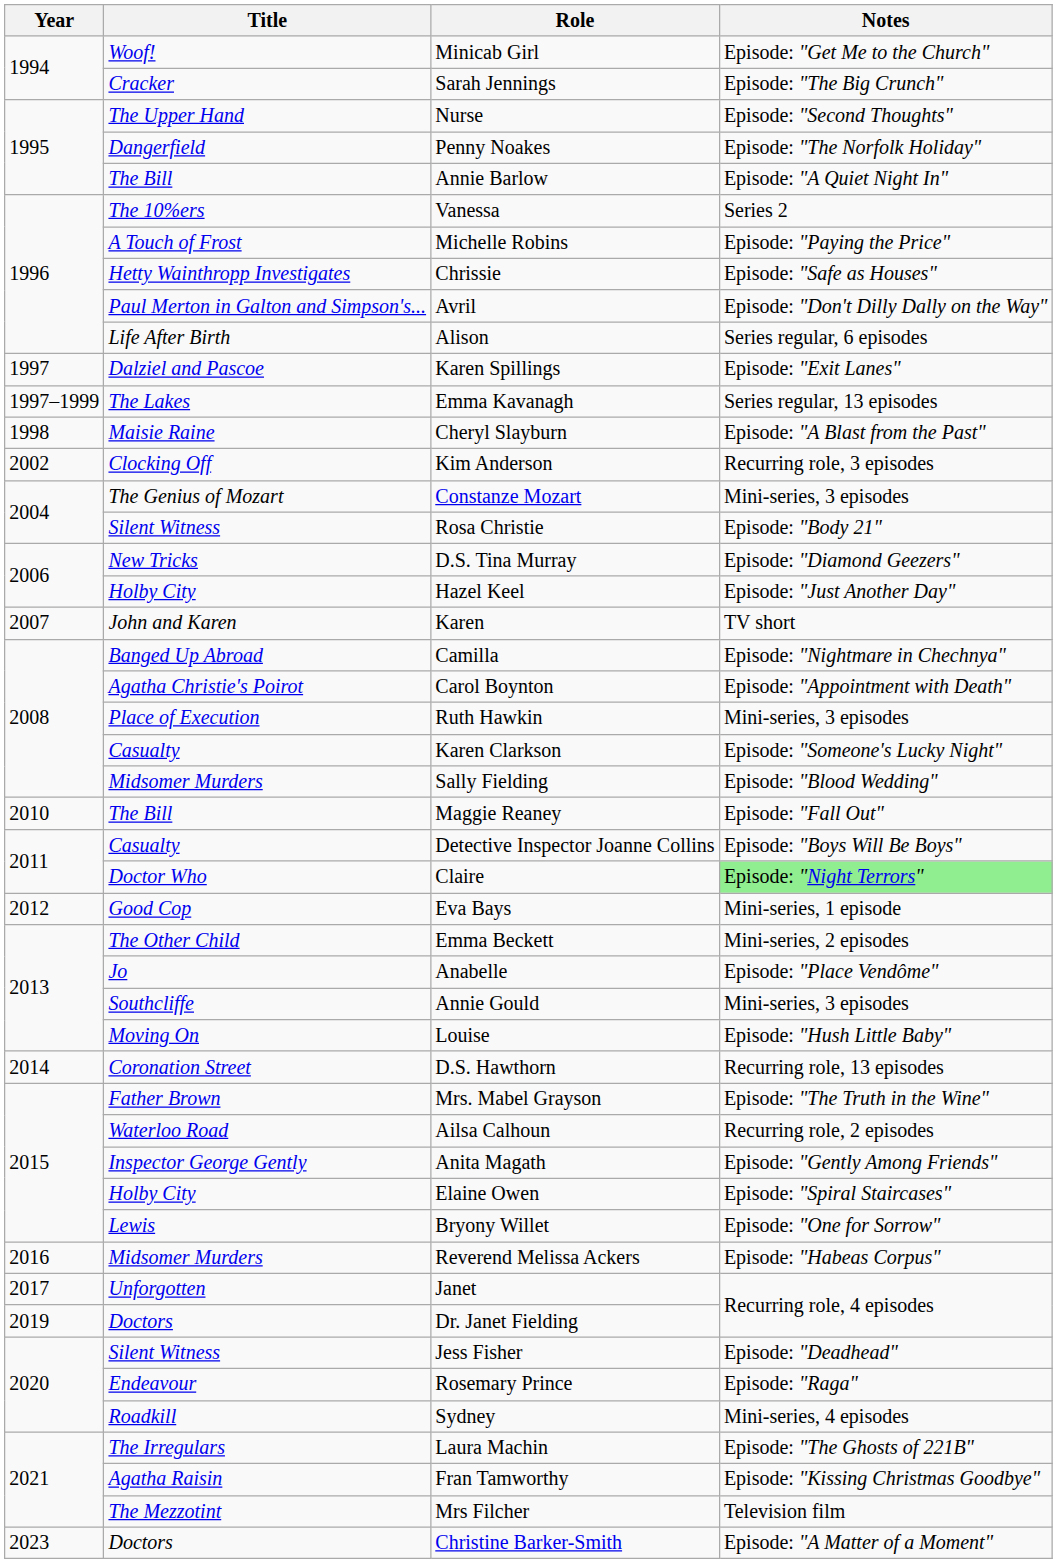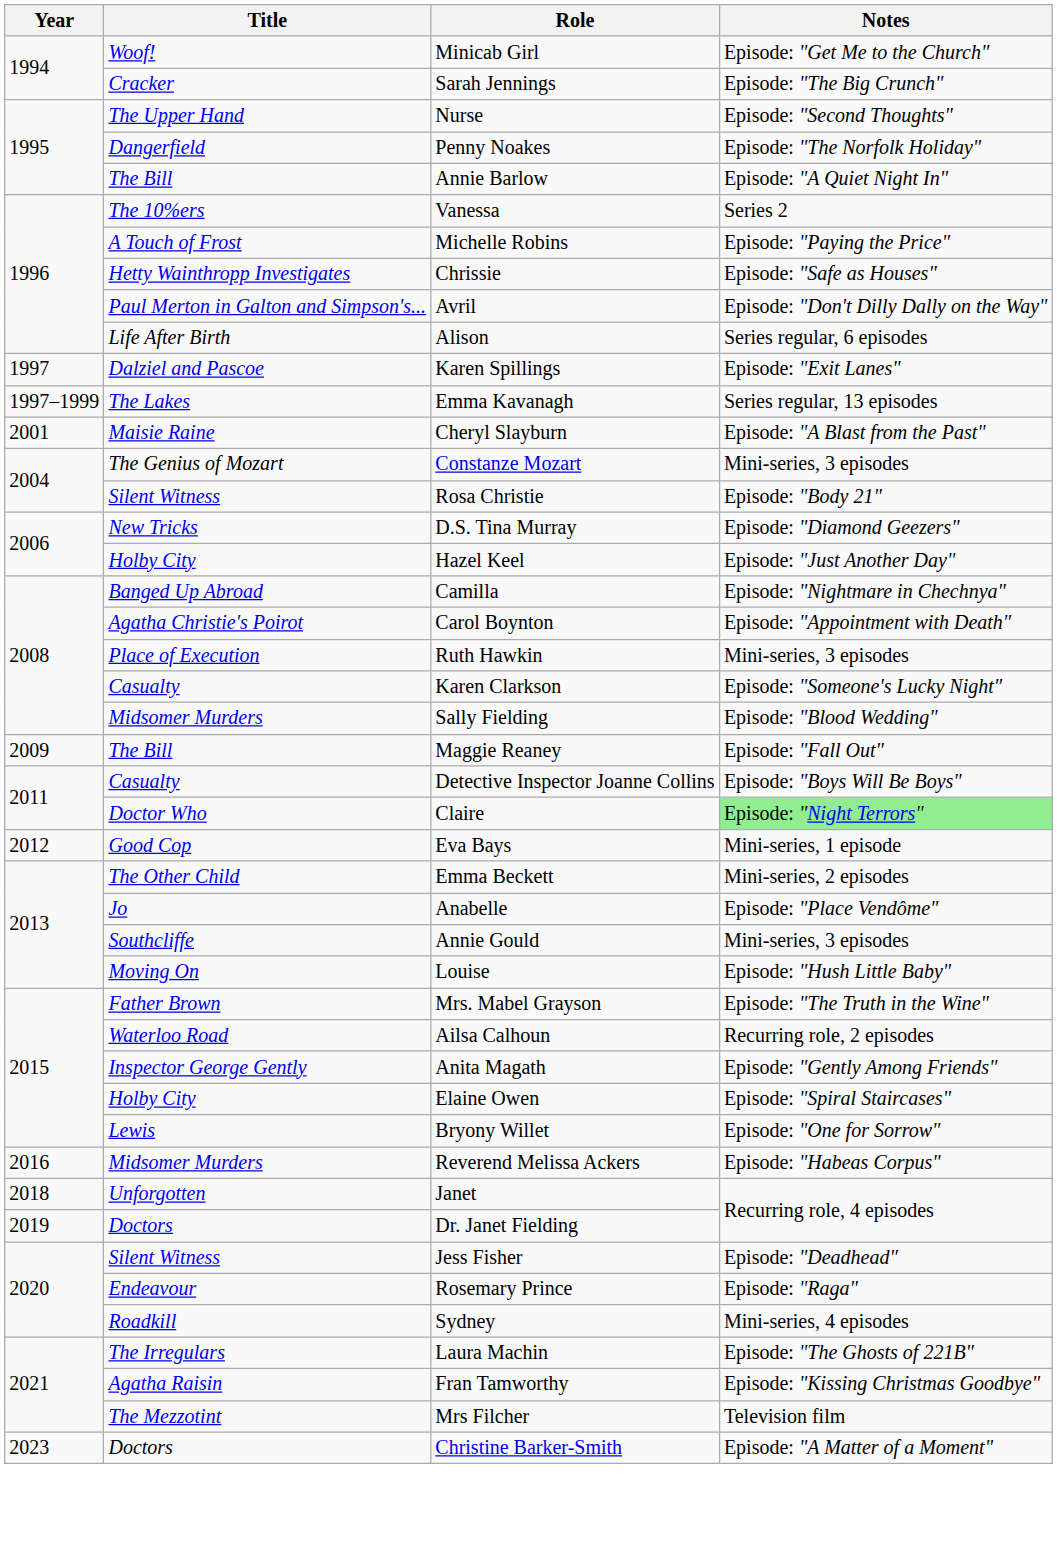(29, 432) 1998 -> (29, 432) 2001
- row: (494, 464)
- row: (460, 623)
(29, 813) 2010 -> (29, 749) 2009
- row: (496, 1067)
(29, 1289) 2017 -> (29, 1193) 2018
